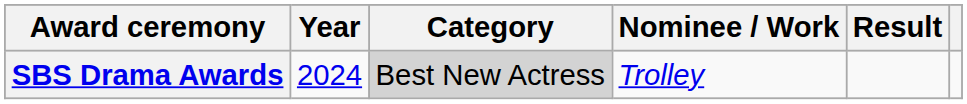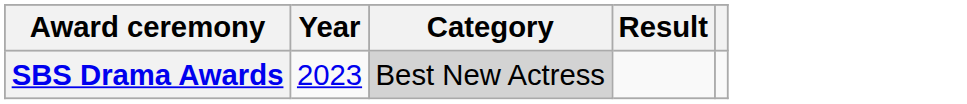- column: (729, 27)
(330, 74) 2024 -> (330, 74) 2023
